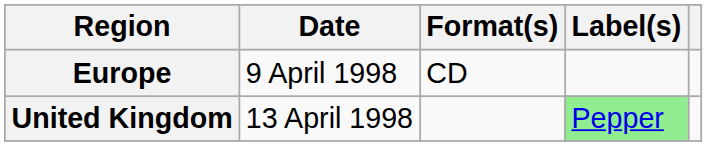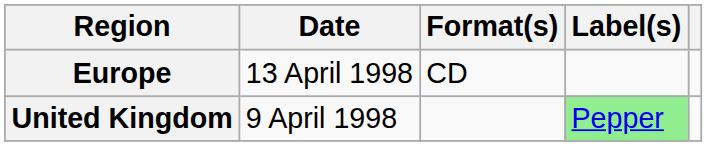(321, 72) 9 April 1998 -> (329, 72) 13 April 1998
(329, 118) 13 April 1998 -> (321, 118) 9 April 1998
